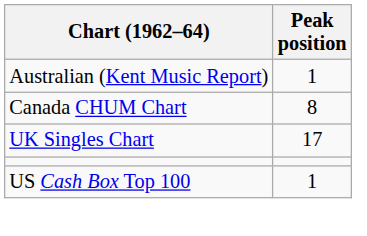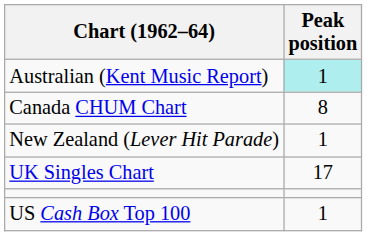(312, 75) no background -> (323, 75) paleturquoise background
+ row: (144, 140)
